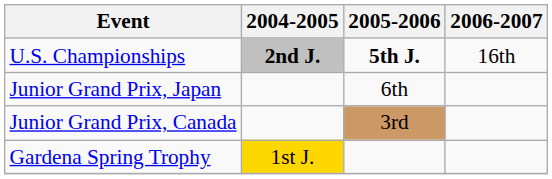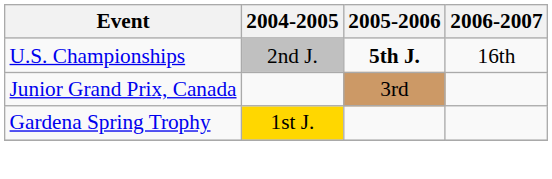(292, 55) bold -> (292, 55) normal
- row: (115, 88)
